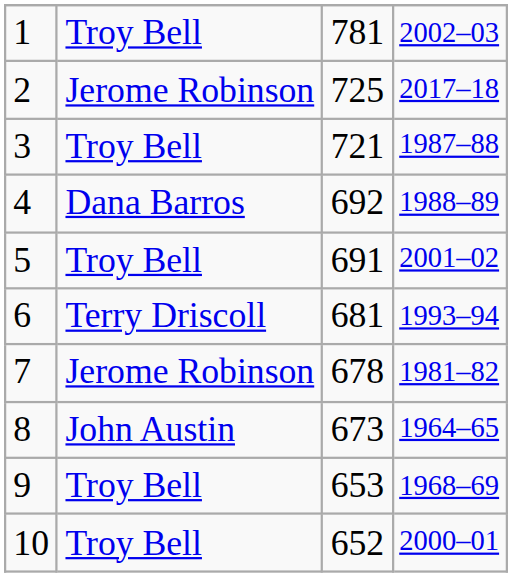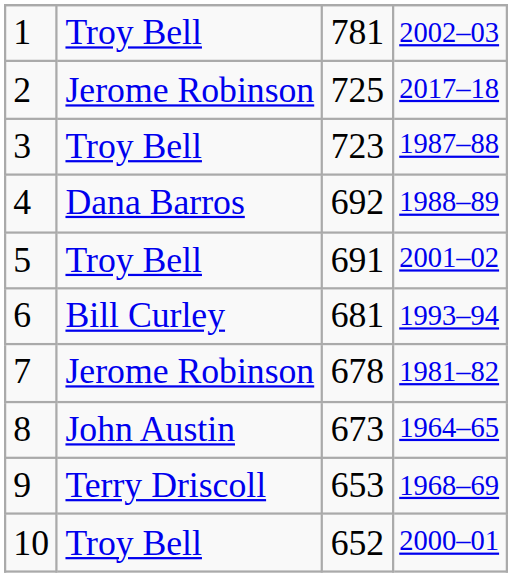(357, 145) 721 -> (357, 145) 723
(166, 315) Terry Driscoll -> (145, 315) Bill Curley
(134, 485) Troy Bell -> (166, 485) Terry Driscoll
